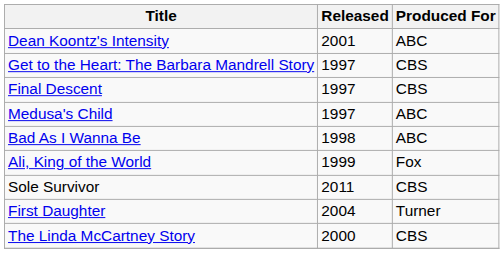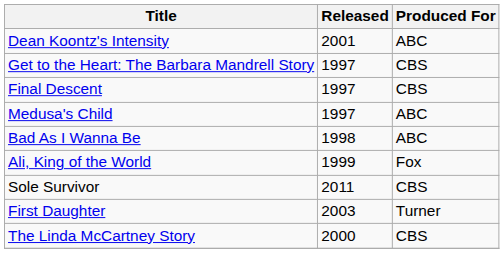(338, 211) 2004 -> (338, 211) 2003
